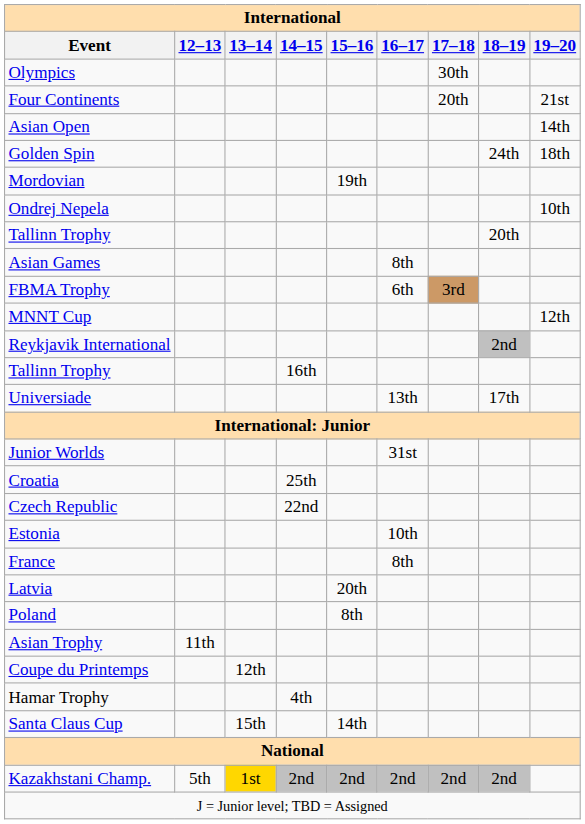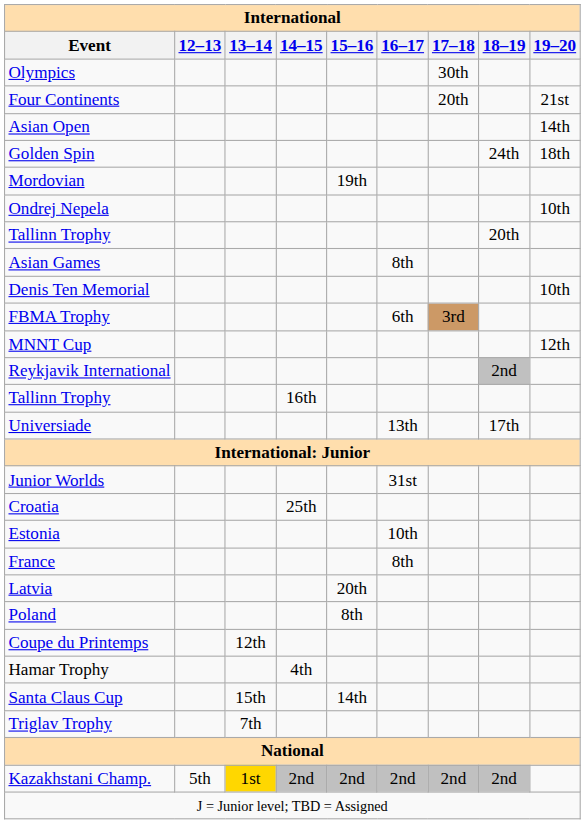+ row: (79, 289)
- row: (63, 506)
- row: (55, 642)
+ row: (60, 724)
